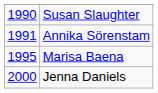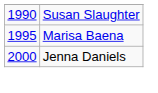- row: (96, 35)
